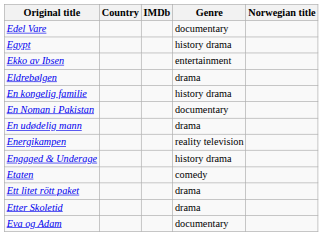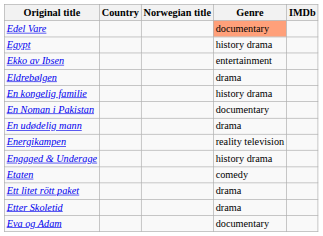columns swapped: (282, 12) <-> (157, 12)
(202, 28) no background -> (242, 28) lightsalmon background
